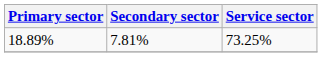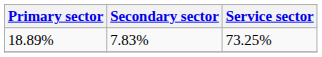(129, 39) 7.81% -> (129, 39) 7.83%
